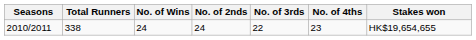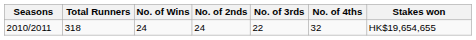(73, 28) 338 -> (73, 28) 318
(316, 28) 23 -> (316, 28) 32
